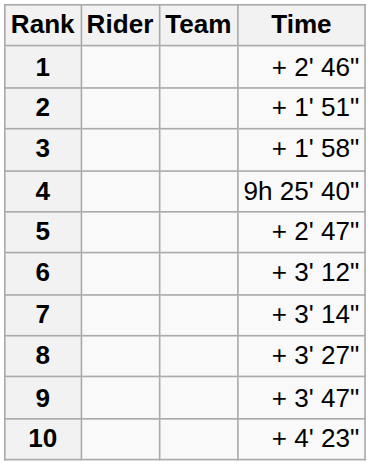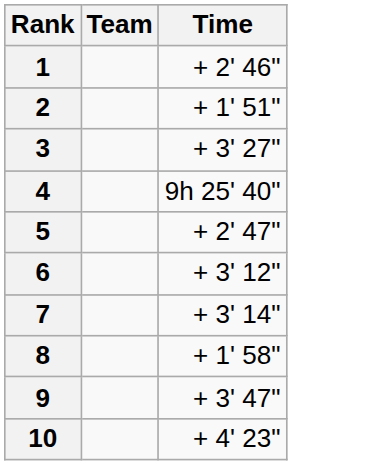- column: (120, 25)
(316, 149) + 1' 58" -> (237, 149) + 3' 27"
(316, 356) + 3' 27" -> (237, 356) + 1' 58"
